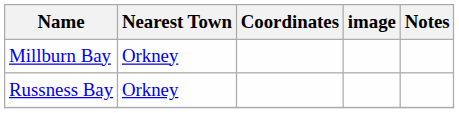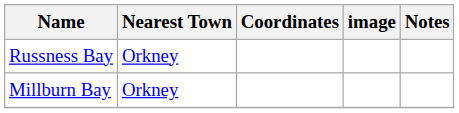rows swapped: (60, 55) <-> (61, 89)
